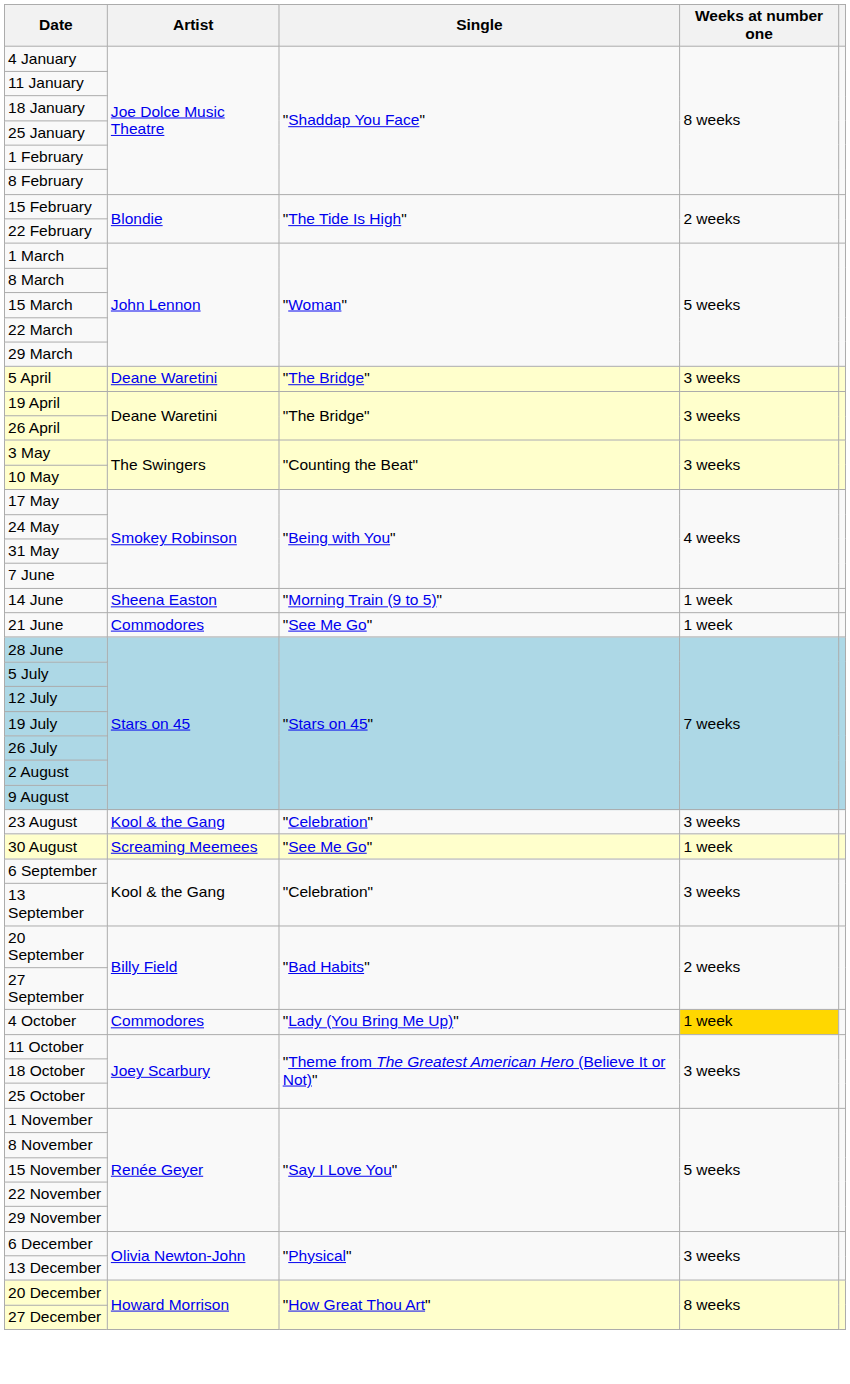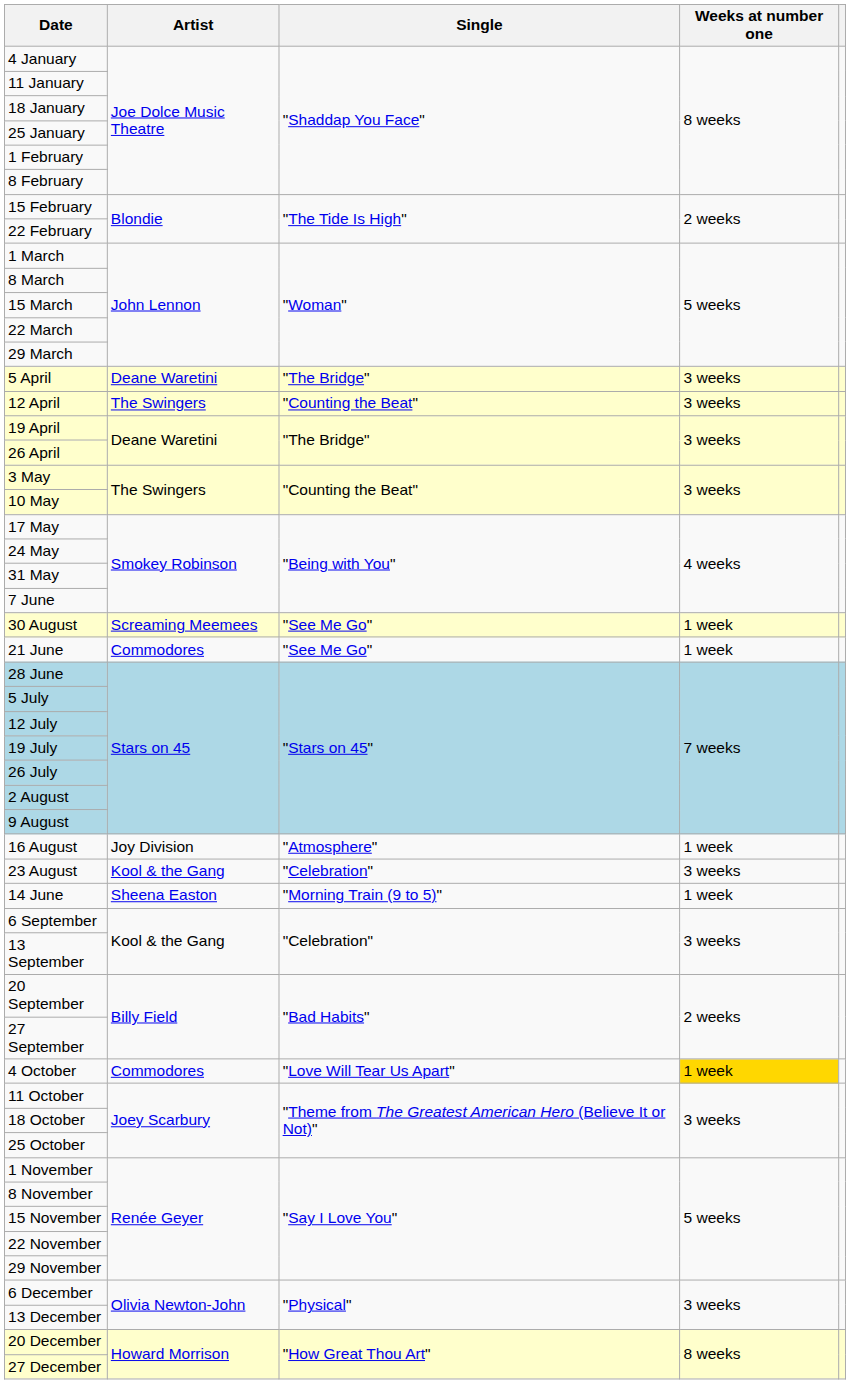+ row: (34, 403)
rows swapped: (36, 600) <-> (43, 846)
+ row: (43, 846)
(371, 1021) "Lady (You Bring Me Up)" -> (369, 1071) "Love Will Tear Us Apart"
